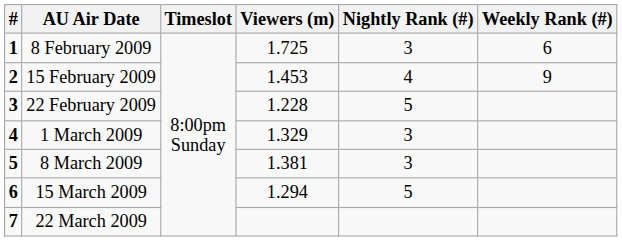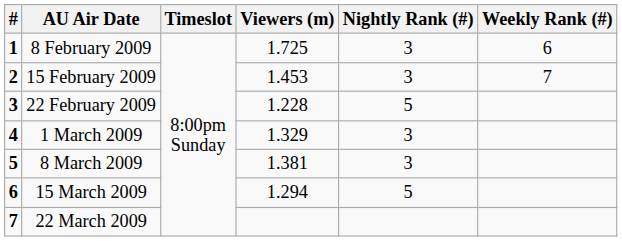(408, 76) 4 -> (408, 76) 3
(547, 76) 9 -> (547, 76) 7
